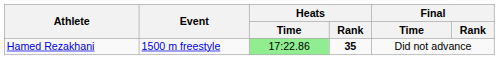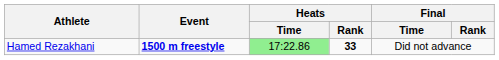(181, 47) normal -> (183, 47) bold
(350, 47) 35 -> (350, 47) 33
